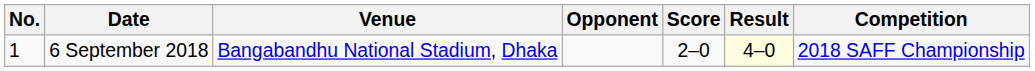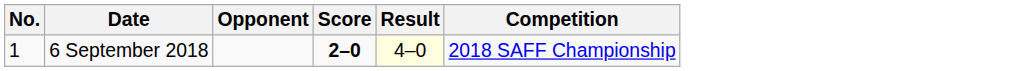- column: (387, 19)
(694, 50) normal -> (345, 50) bold
